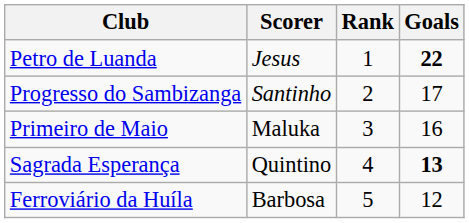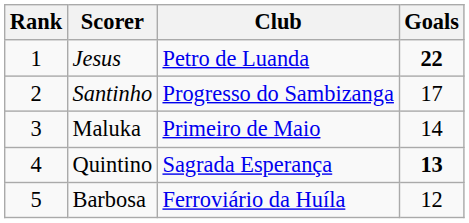columns swapped: (368, 22) <-> (126, 22)
(432, 128) 16 -> (432, 128) 14
